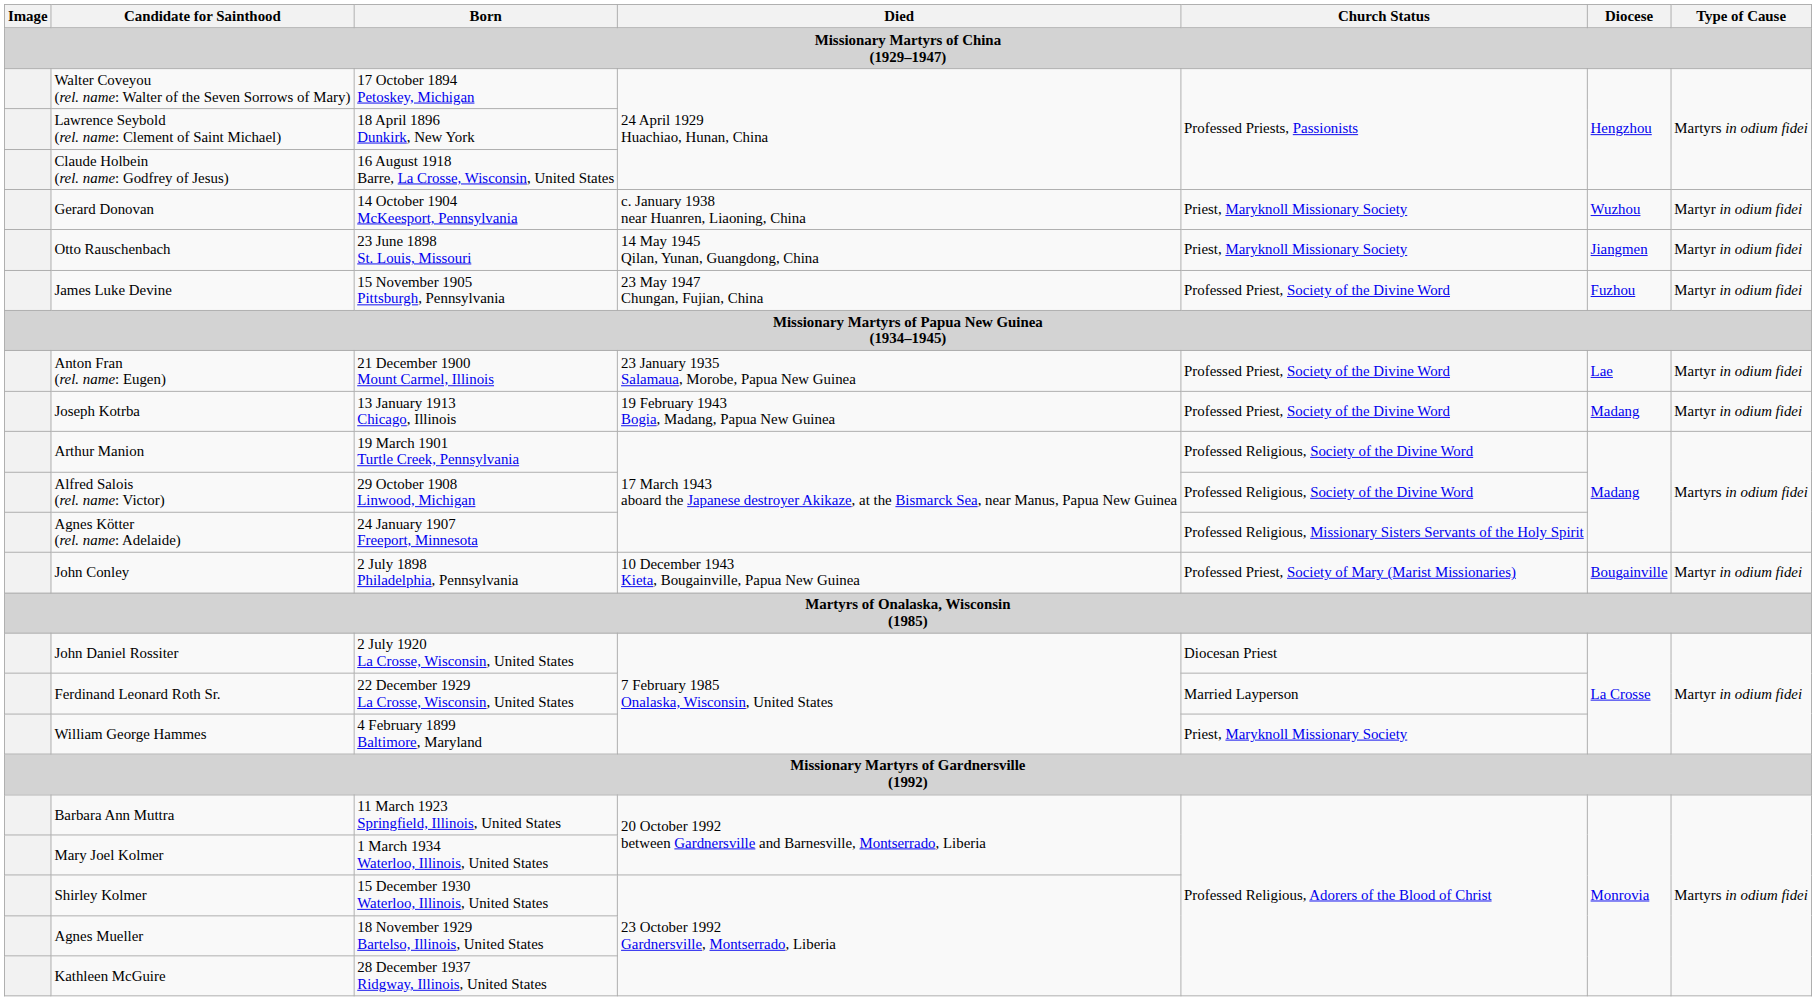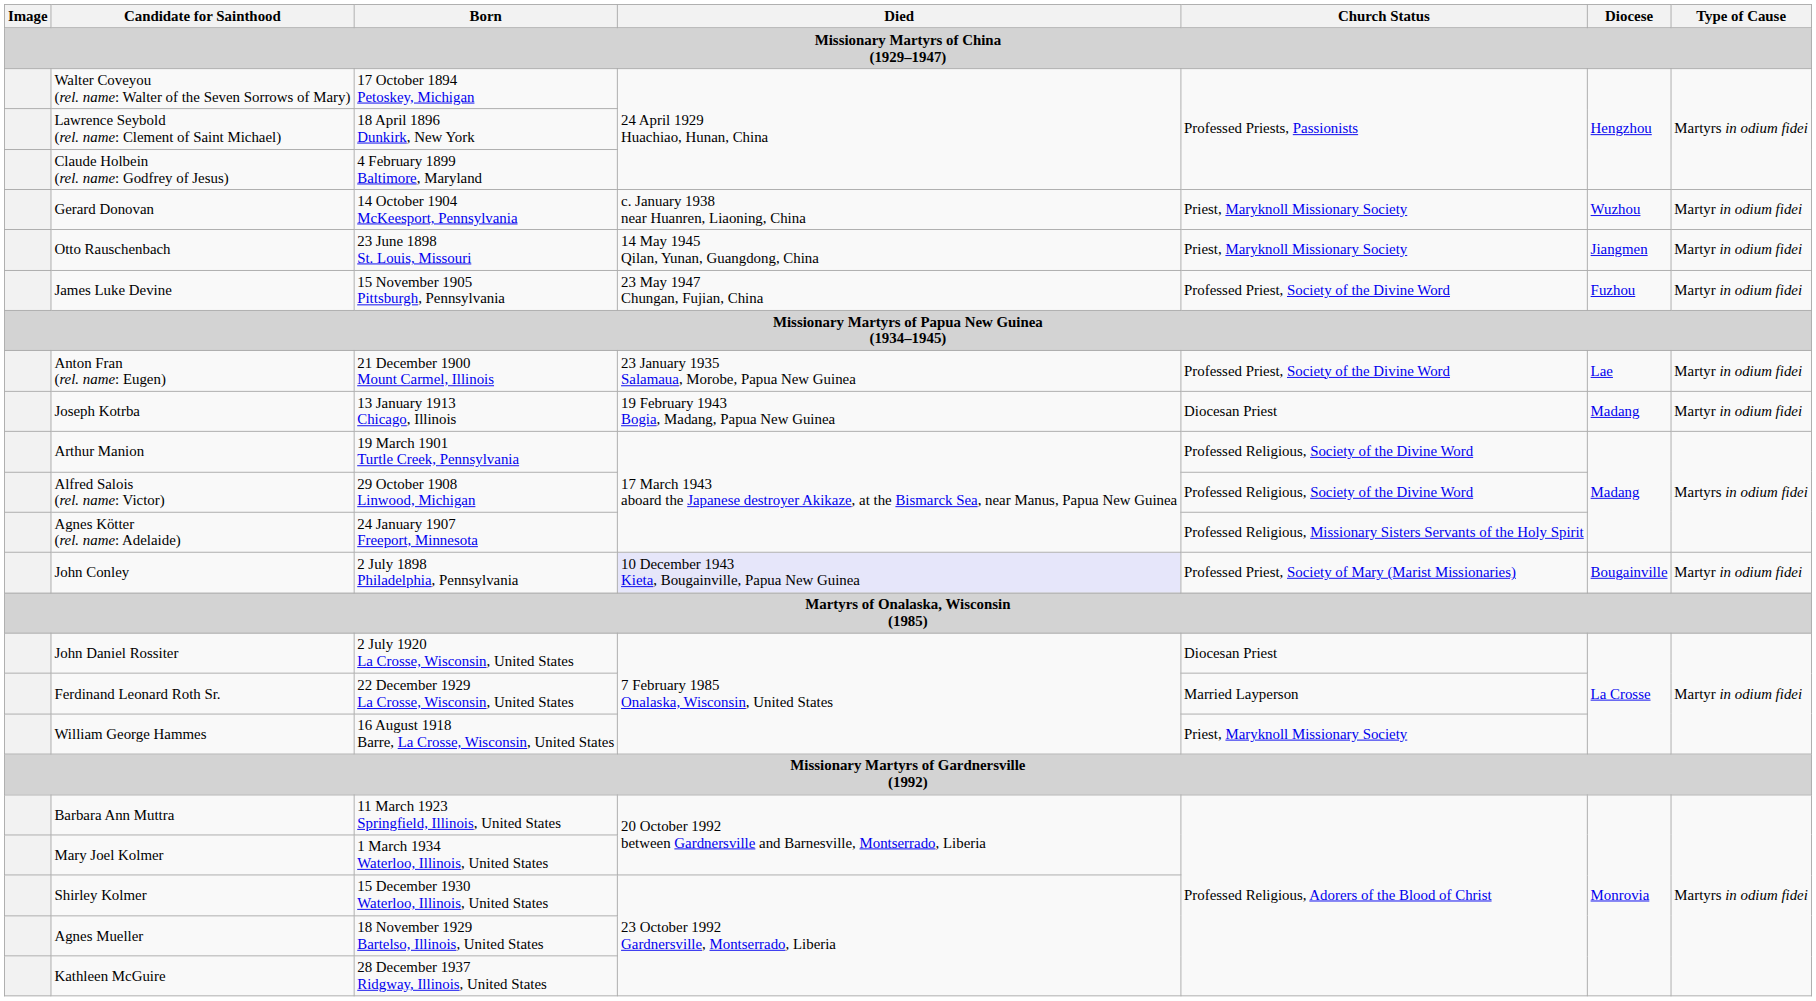(486, 169) 16 August 1918 Barre, La Crosse, Wisconsin, United States -> (420, 169) 4 February 1899 Baltimore, Maryland
(1317, 411) Professed Priest, Society of the Divine Word -> (1231, 411) Diocesan Priest
(740, 572) no background -> (740, 572) lavender background
(420, 734) 4 February 1899 Baltimore, Maryland -> (486, 734) 16 August 1918 Barre, La Crosse, Wisconsin, United States
